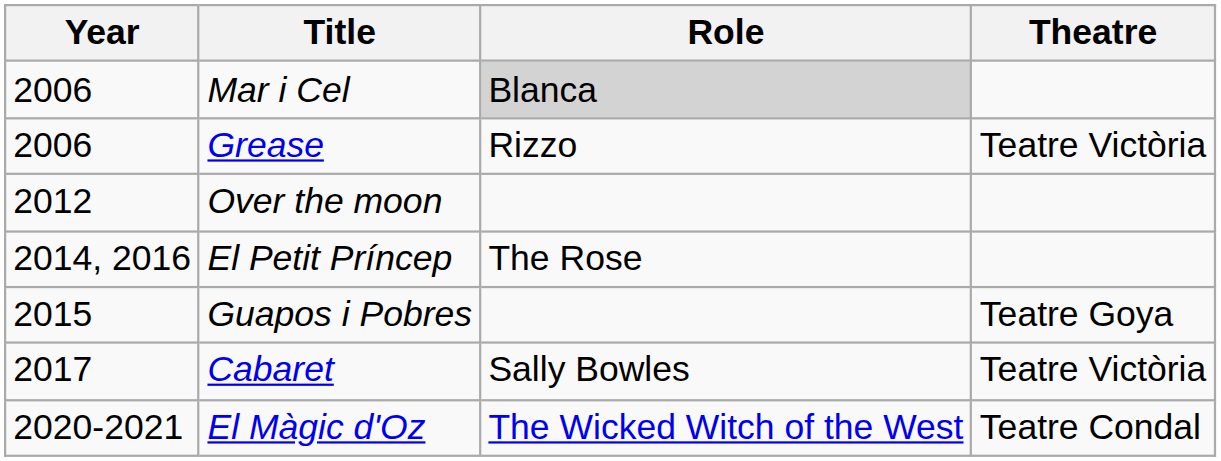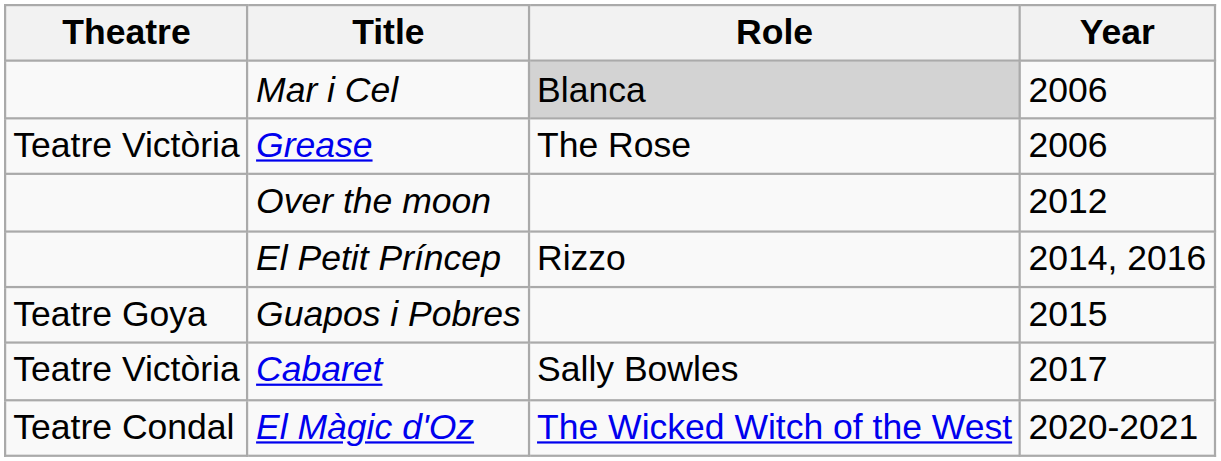columns swapped: (102, 32) <-> (1093, 32)
(533, 145) Rizzo -> (614, 145) The Rose
(565, 257) The Rose -> (581, 257) Rizzo
